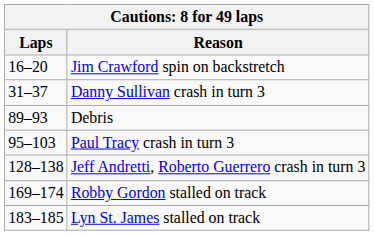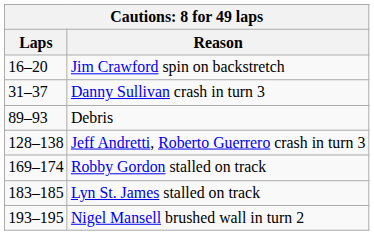- row: (153, 142)
+ row: (187, 218)
